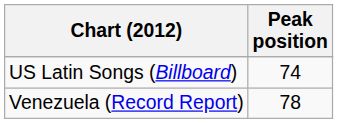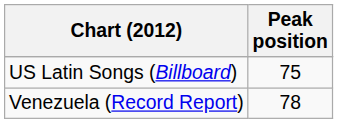(290, 72) 74 -> (290, 72) 75
